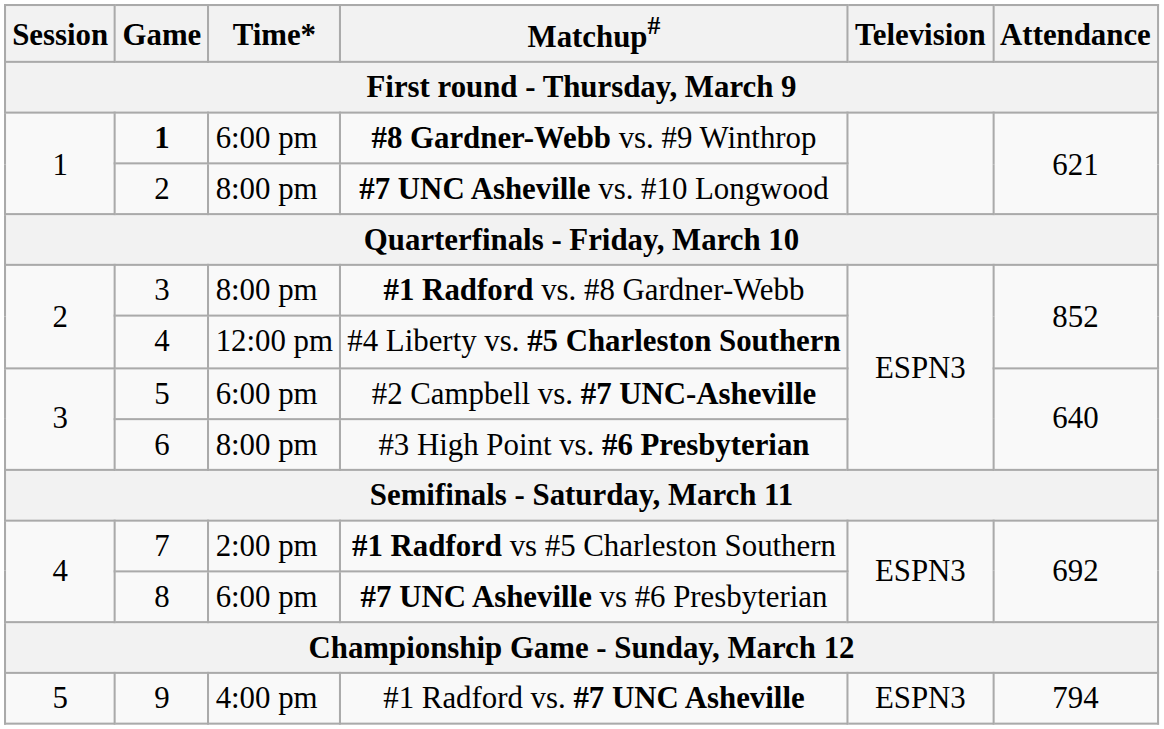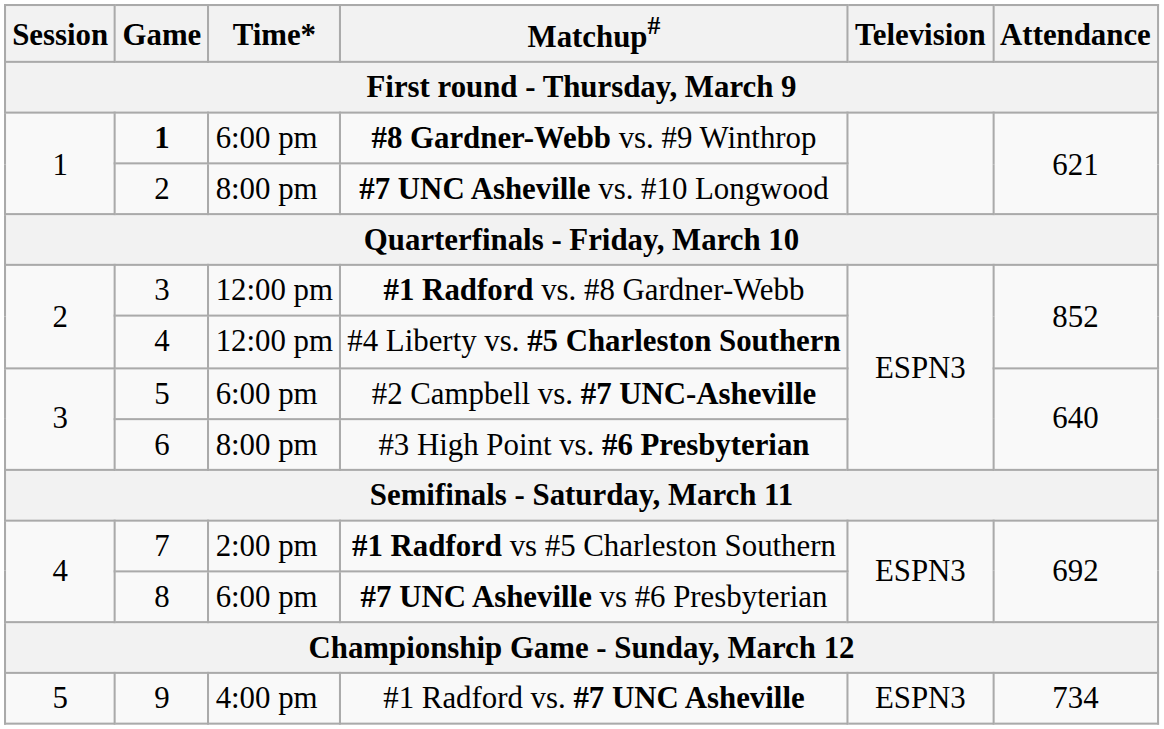(267, 290) 8:00 pm -> (274, 290) 12:00 pm
(1075, 697) 794 -> (1075, 697) 734
